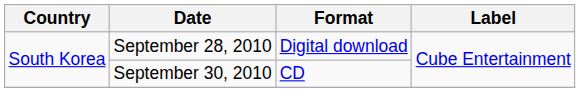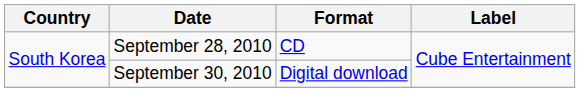(344, 45) Digital download -> (292, 45) CD
(292, 73) CD -> (344, 73) Digital download
